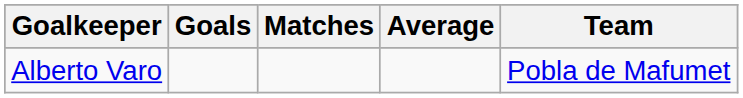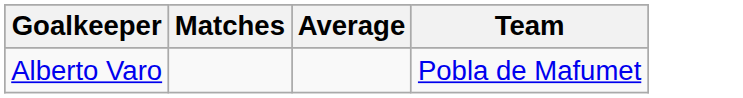- column: (213, 26)
